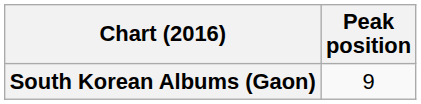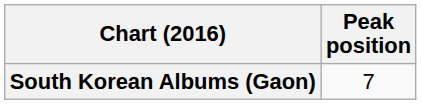(369, 81) 9 -> (369, 81) 7
